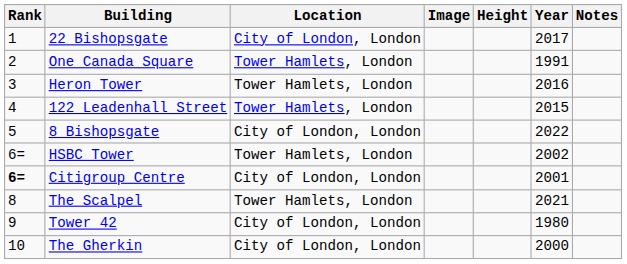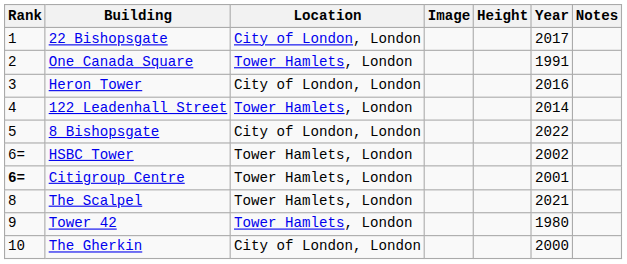(323, 85) Tower Hamlets, London -> (328, 85) City of London, London
(552, 108) 2015 -> (552, 108) 2014
(328, 178) City of London, London -> (323, 178) Tower Hamlets, London
(328, 224) City of London, London -> (323, 224) Tower Hamlets, London
